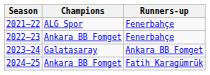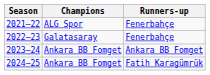(83, 37) Ankara BB Fomget -> (71, 37) Galatasaray
(71, 50) Galatasaray -> (83, 50) Ankara BB Fomget
